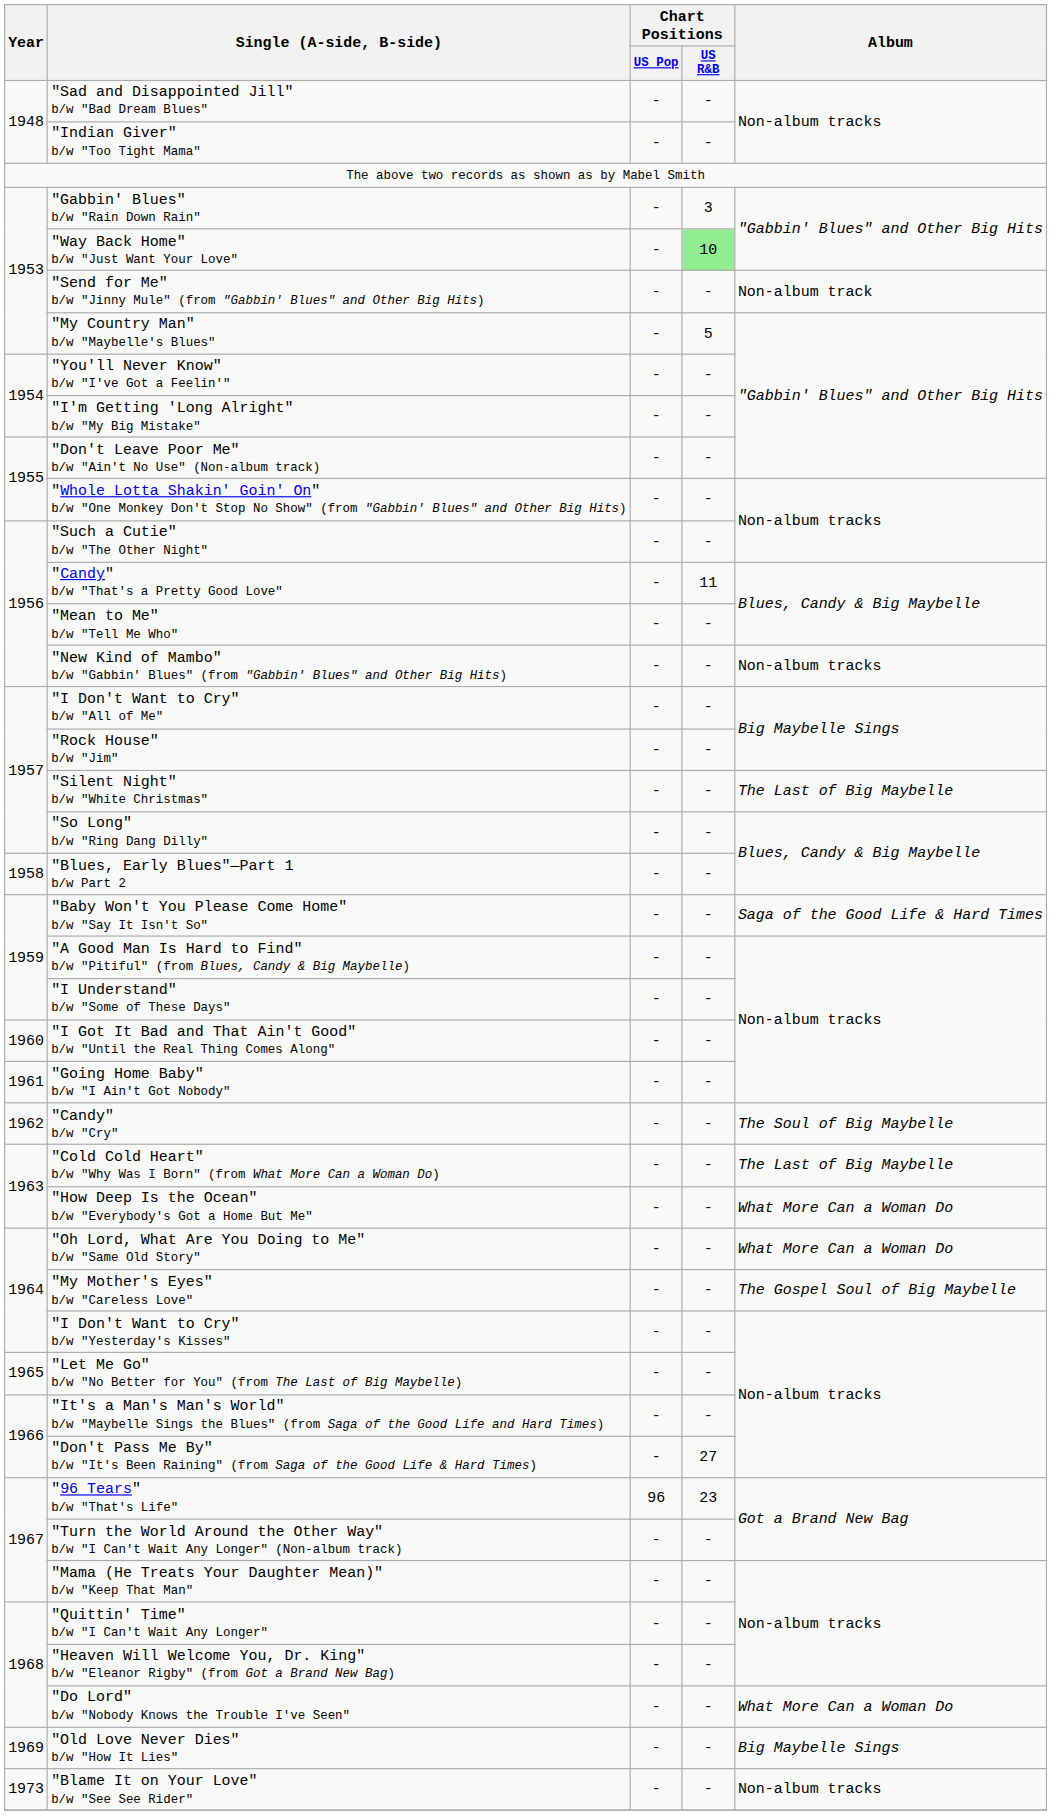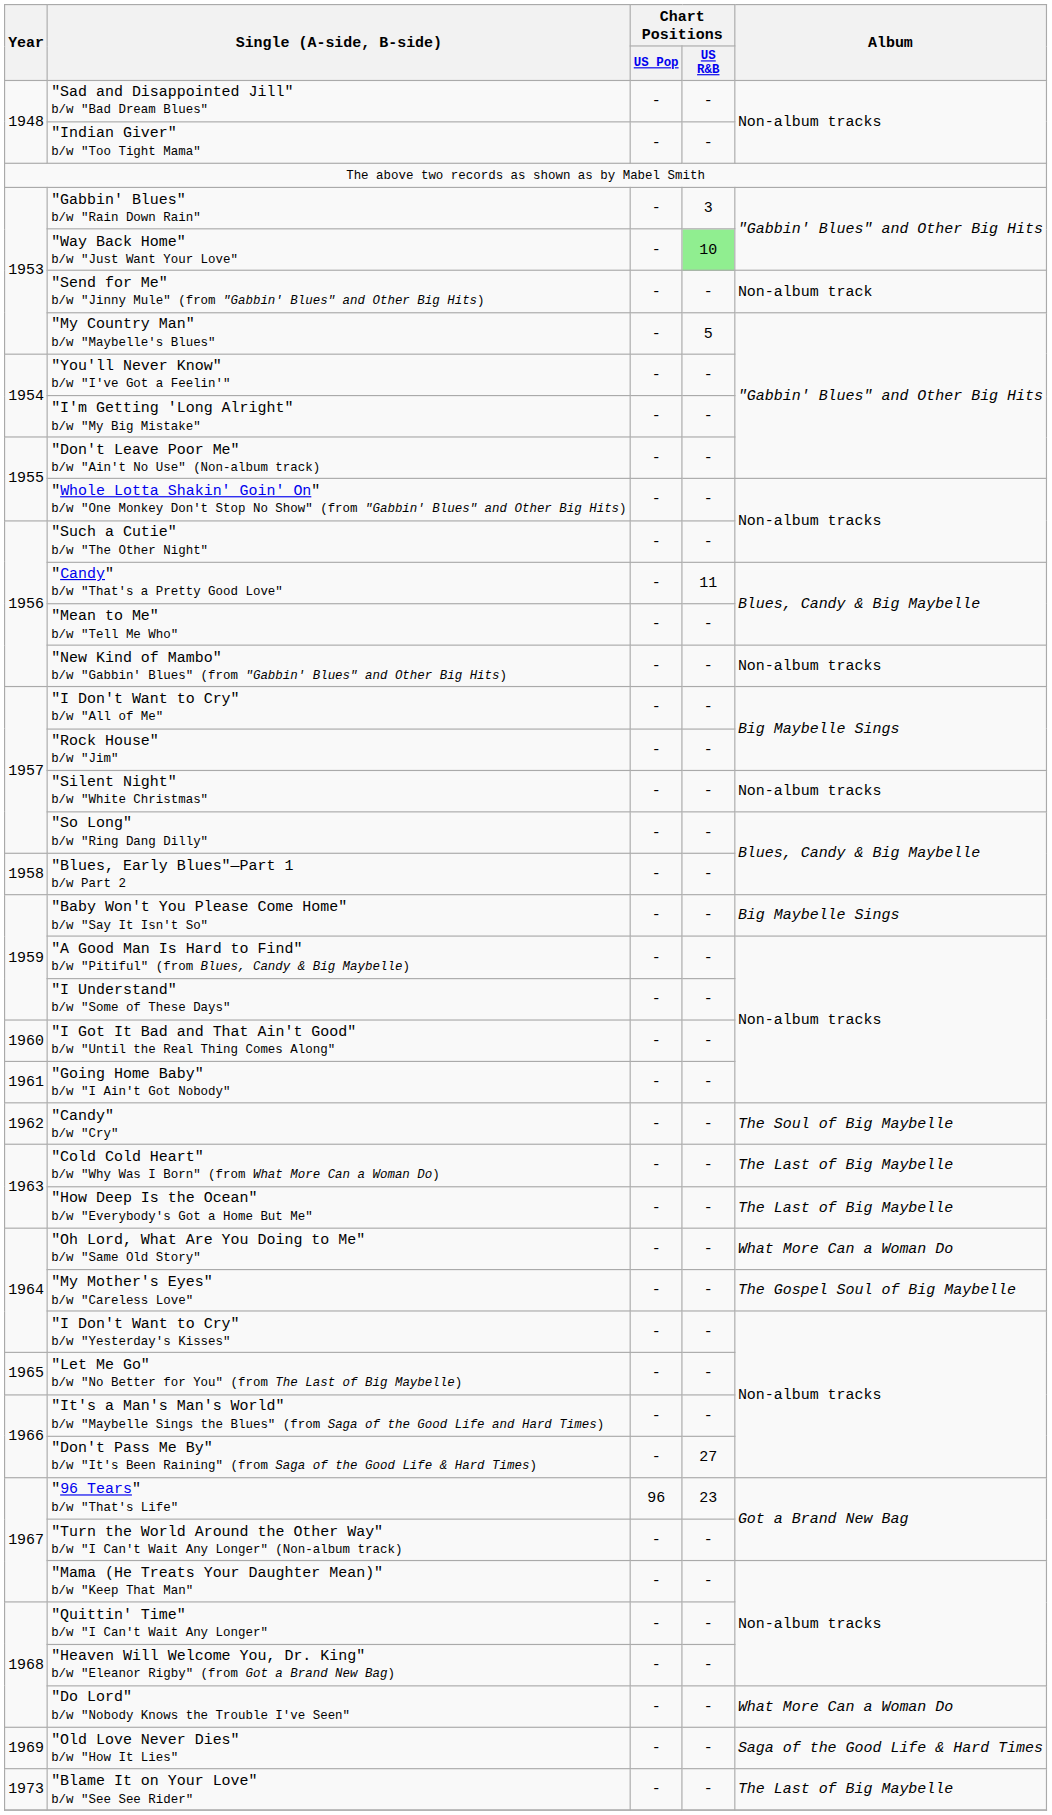(846, 791) The Last of Big Maybelle -> (810, 791) Non-album tracks
(890, 916) Saga of the Good Life & Hard Times -> (819, 916) Big Maybelle Sings
(846, 1207) What More Can a Woman Do -> (846, 1207) The Last of Big Maybelle
(819, 1748) Big Maybelle Sings -> (890, 1748) Saga of the Good Life & Hard Times
(810, 1790) Non-album tracks -> (846, 1790) The Last of Big Maybelle
